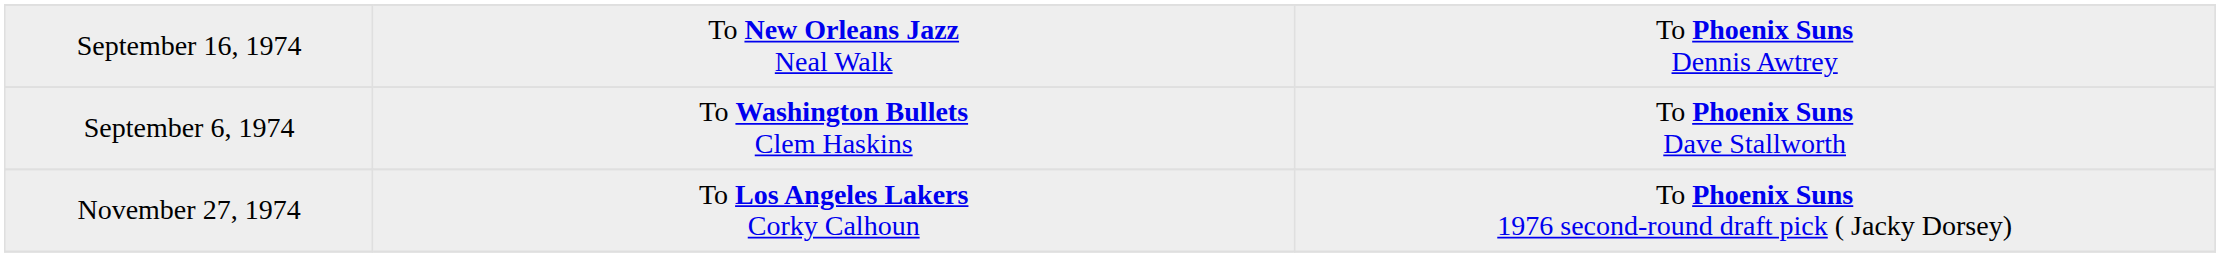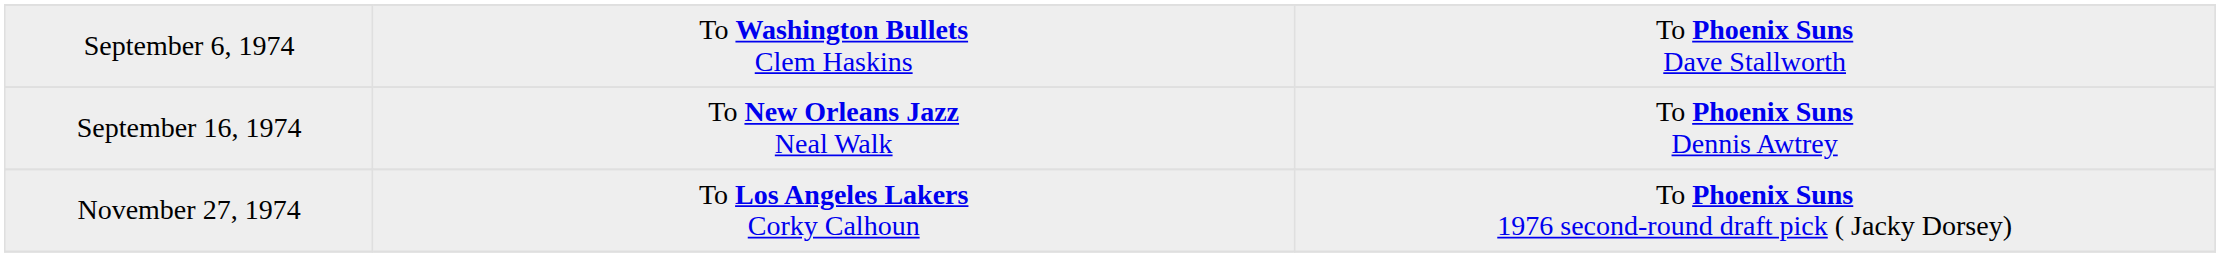rows swapped: (189, 127) <-> (189, 45)
